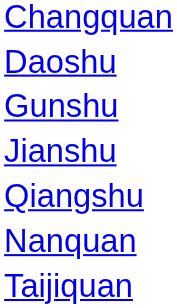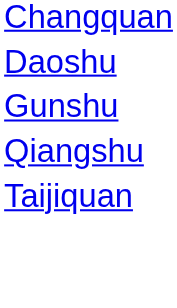- row: (60, 151)
- row: (70, 241)
